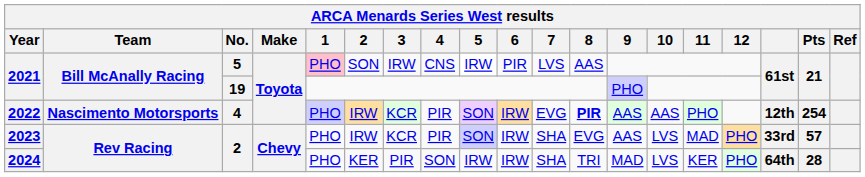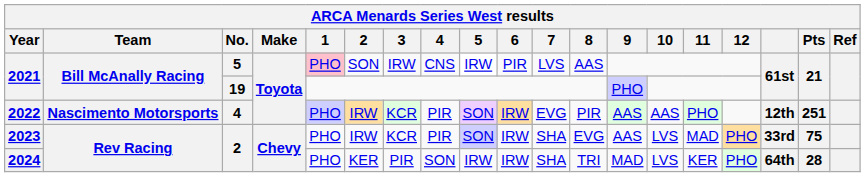(589, 112) bold -> (589, 112) normal
(814, 112) 254 -> (814, 112) 251
(814, 136) 57 -> (814, 136) 75
